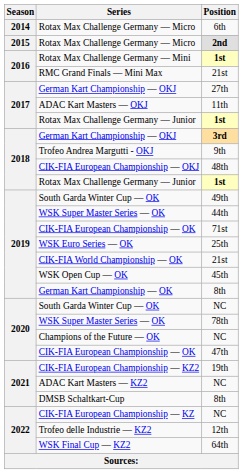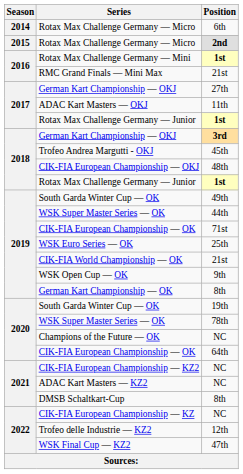(220, 151) 9th -> (220, 151) 45th
(220, 275) 45th -> (220, 275) 9th
(220, 305) NC -> (220, 305) 19th
(220, 352) 47th -> (220, 352) 64th
(220, 367) 19th -> (220, 367) NC
(220, 445) 64th -> (220, 445) 47th
